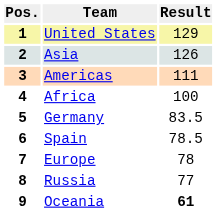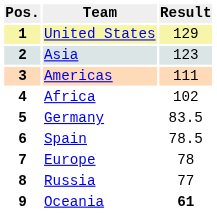(186, 55) 126 -> (186, 55) 123
(186, 97) 100 -> (186, 97) 102
